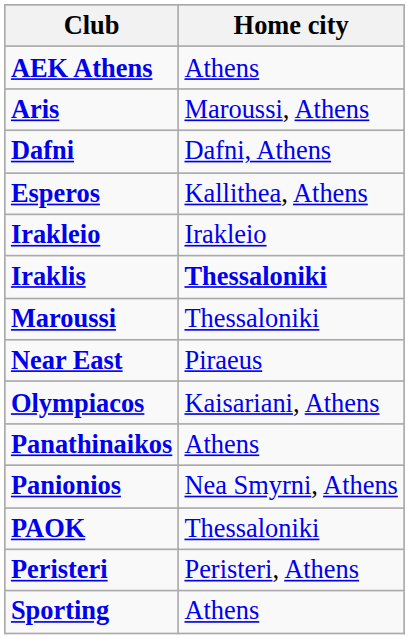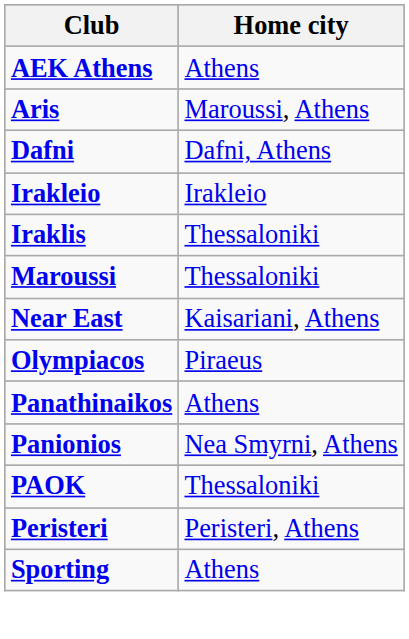- row: (55, 192)
(256, 276) bold -> (252, 234) normal
(223, 360) Piraeus -> (282, 318) Kaisariani, Athens
(282, 402) Kaisariani, Athens -> (223, 360) Piraeus
